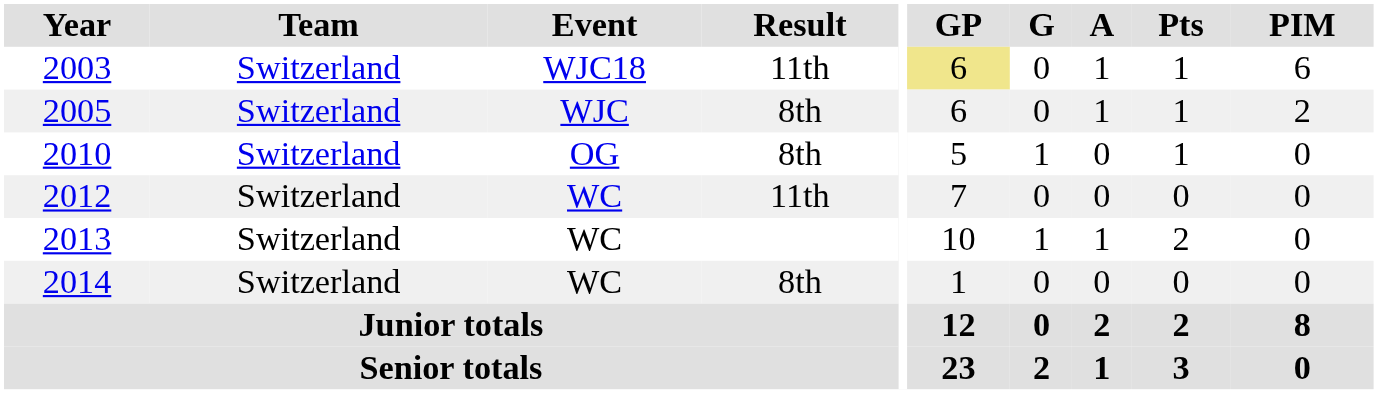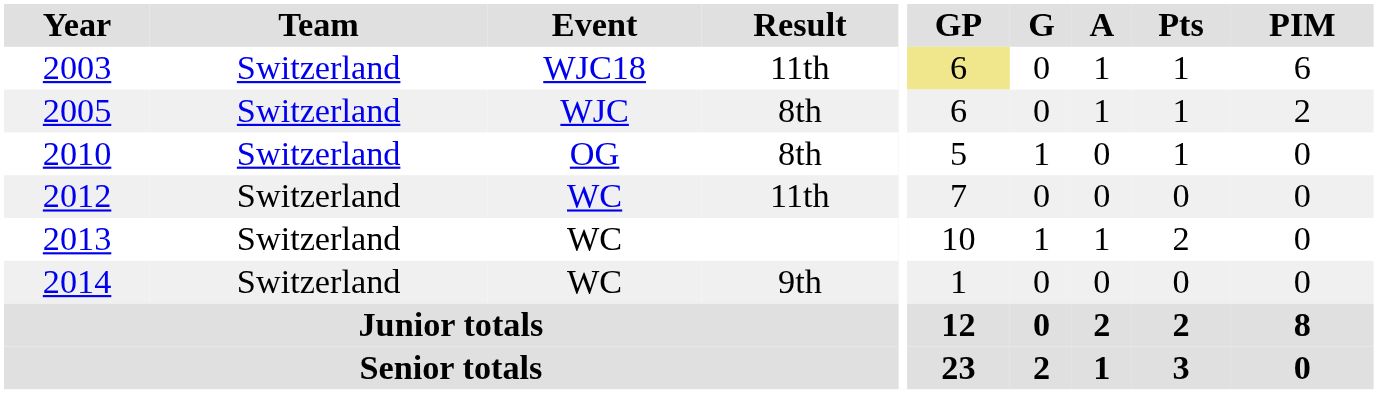(800, 281) 8th -> (800, 281) 9th
